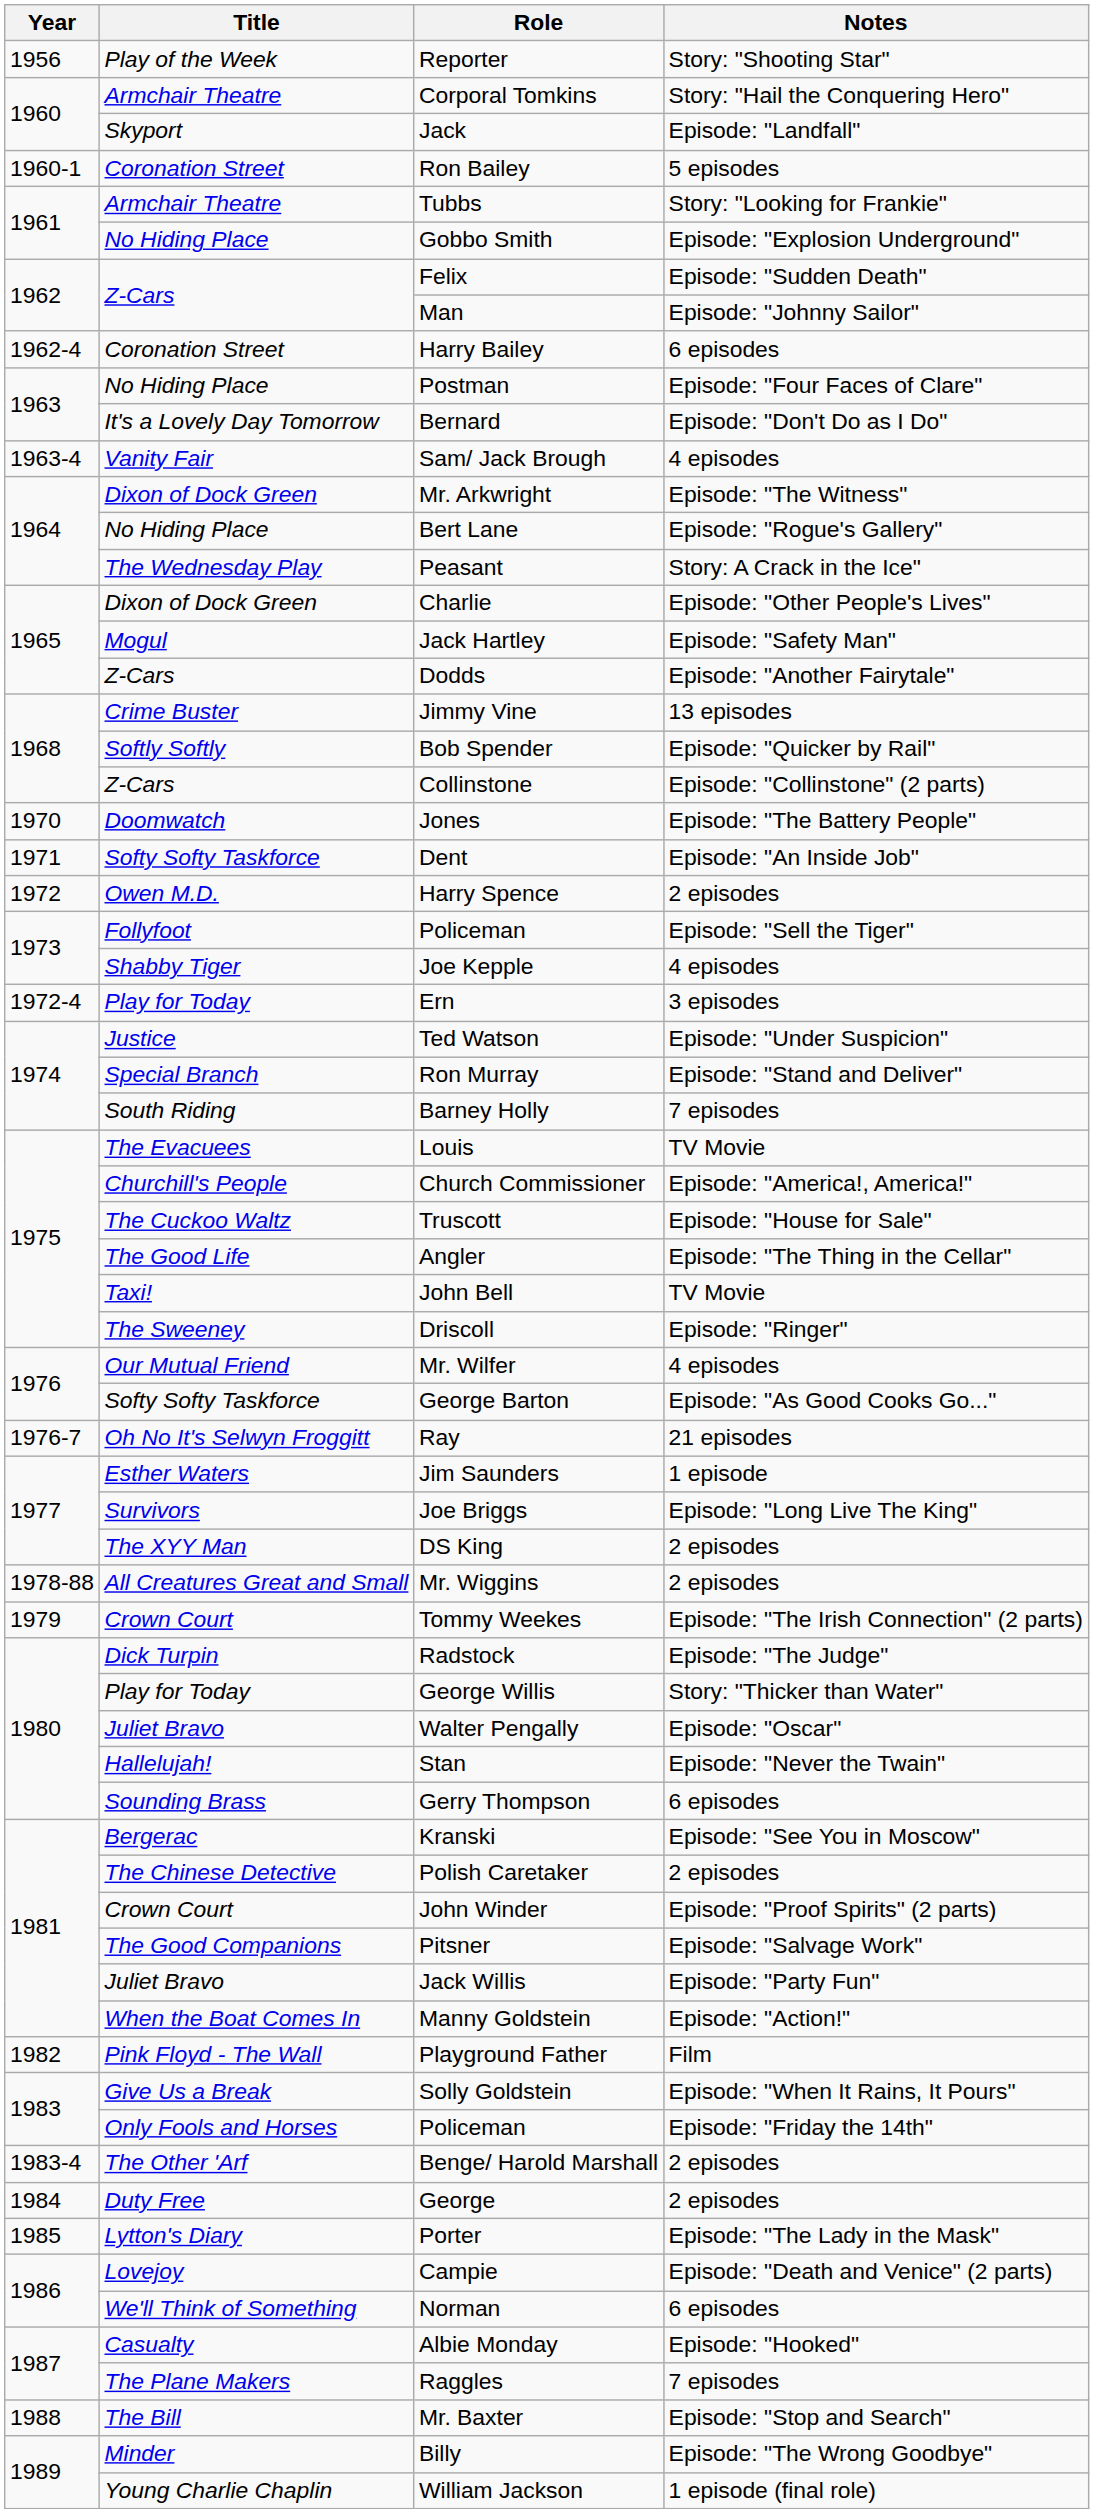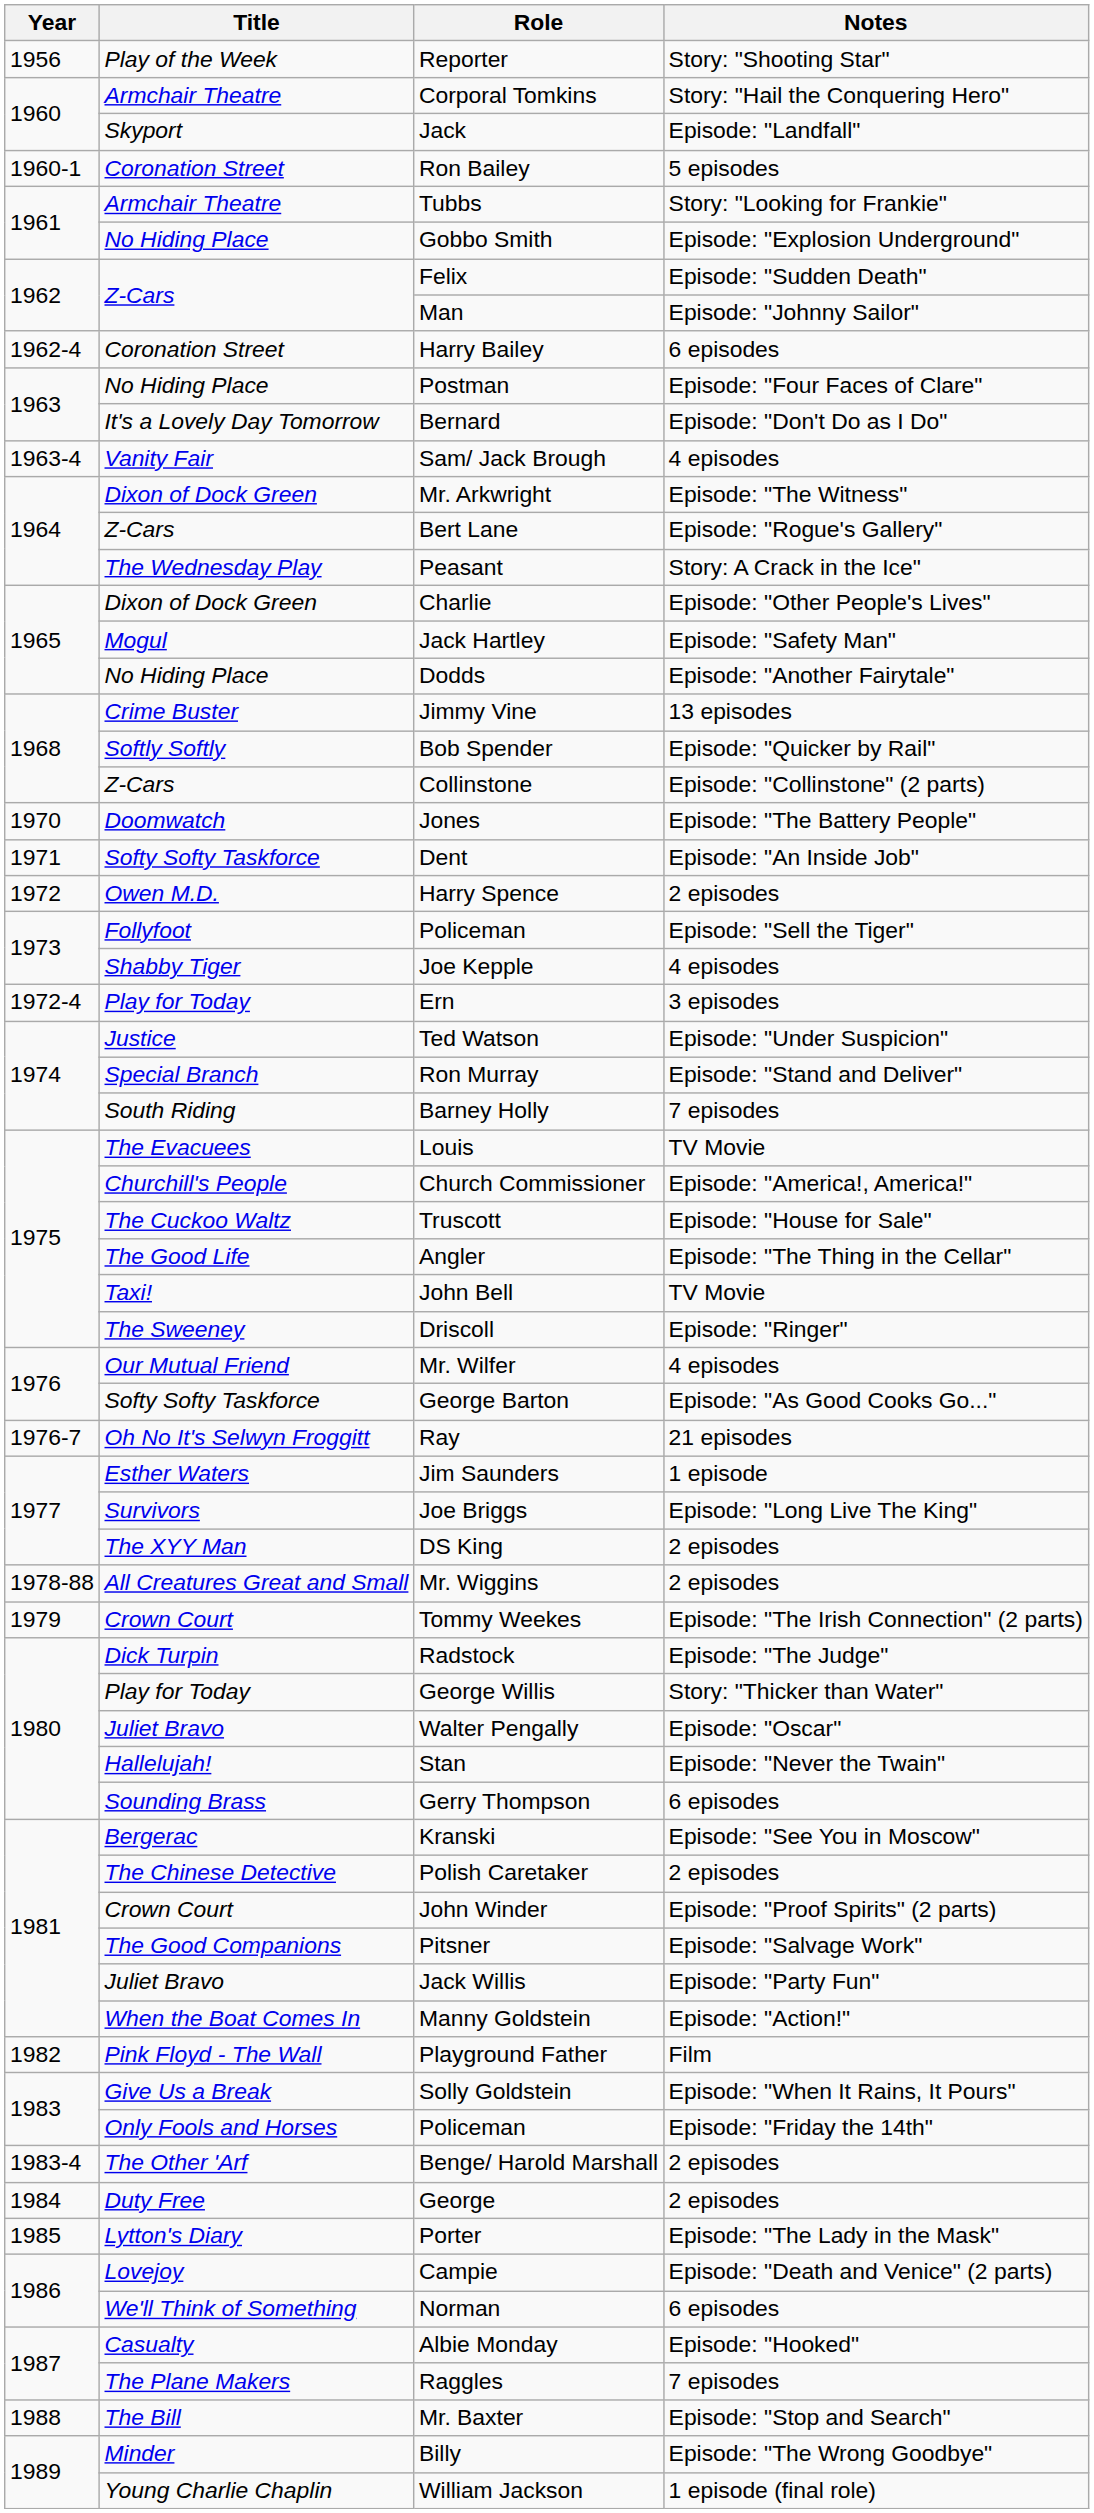(187, 530) No Hiding Place -> (139, 530) Z-Cars
(139, 675) Z-Cars -> (187, 675) No Hiding Place
